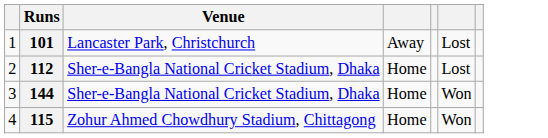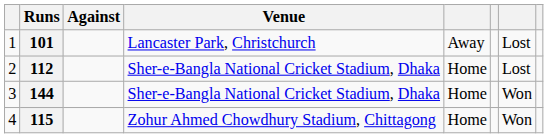+ column: (94, 17)
